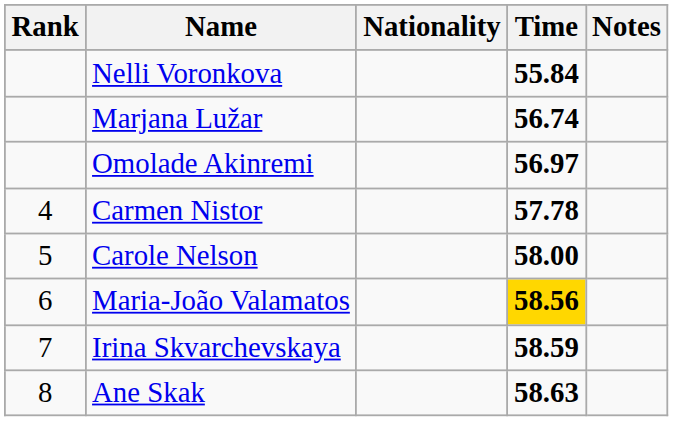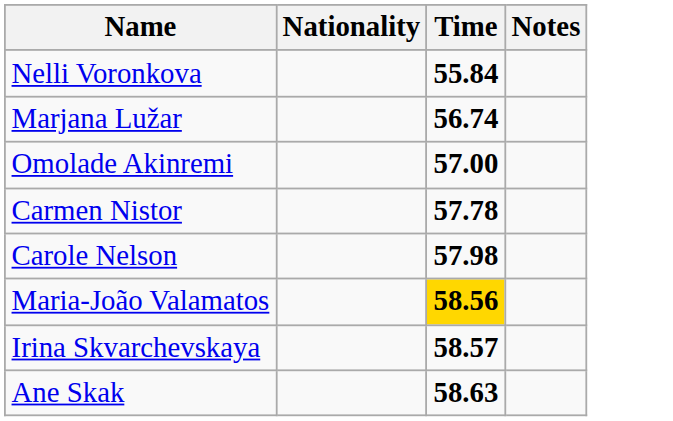- column: (45, 27)
(546, 164) 56.97 -> (466, 164) 57.00
(546, 255) 58.00 -> (466, 255) 57.98
(546, 347) 58.59 -> (466, 347) 58.57
